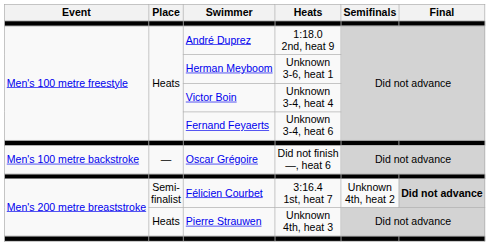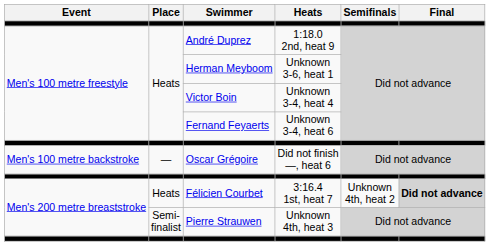(166, 193) Semi- finalist -> (166, 193) Heats
(166, 221) Heats -> (166, 221) Semi- finalist
